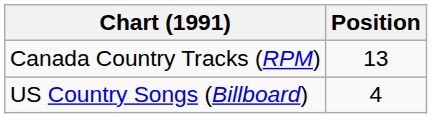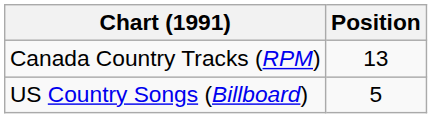(376, 94) 4 -> (376, 94) 5
